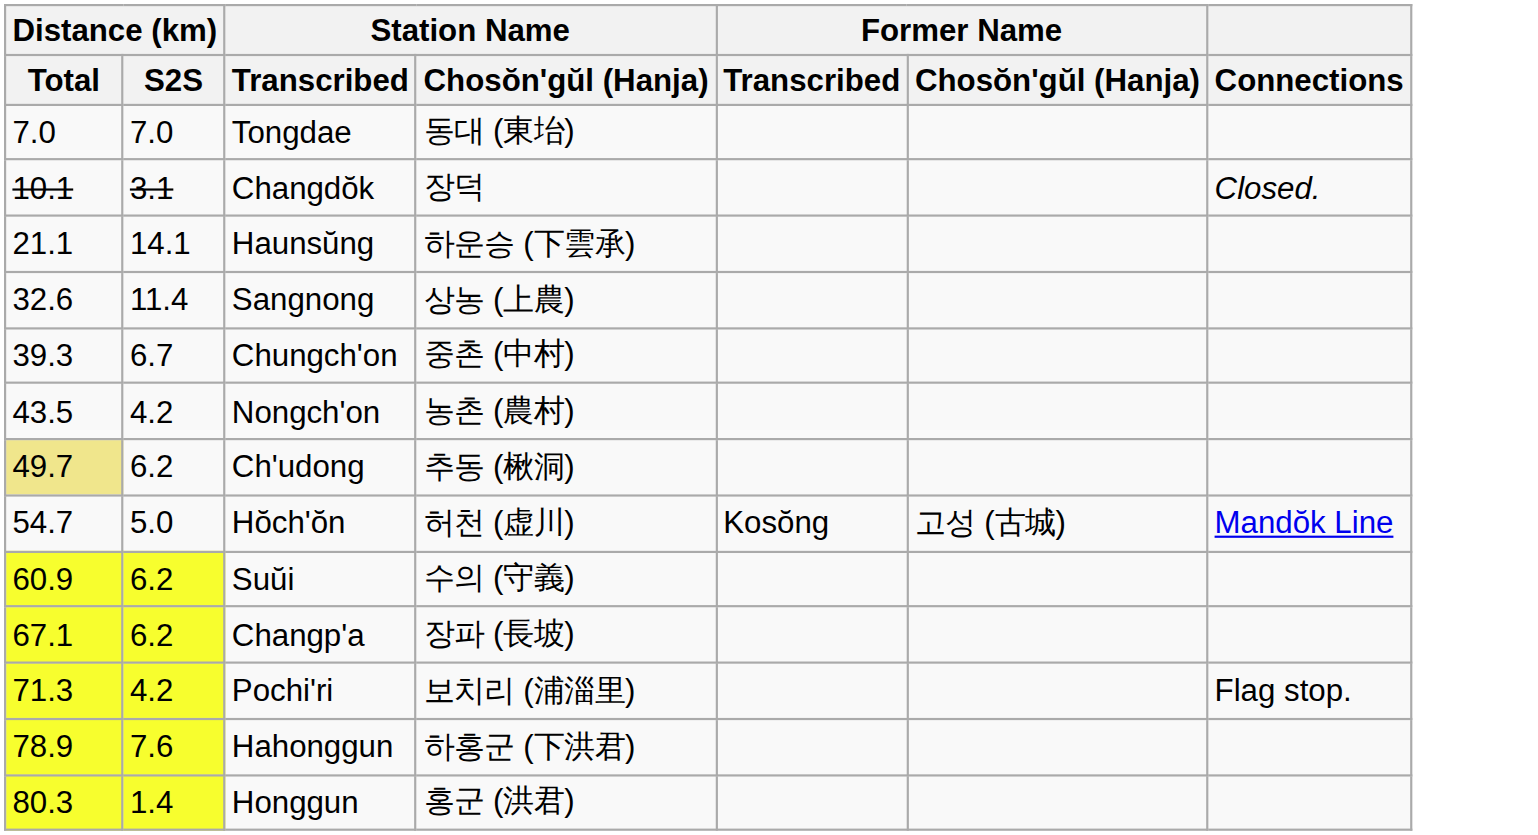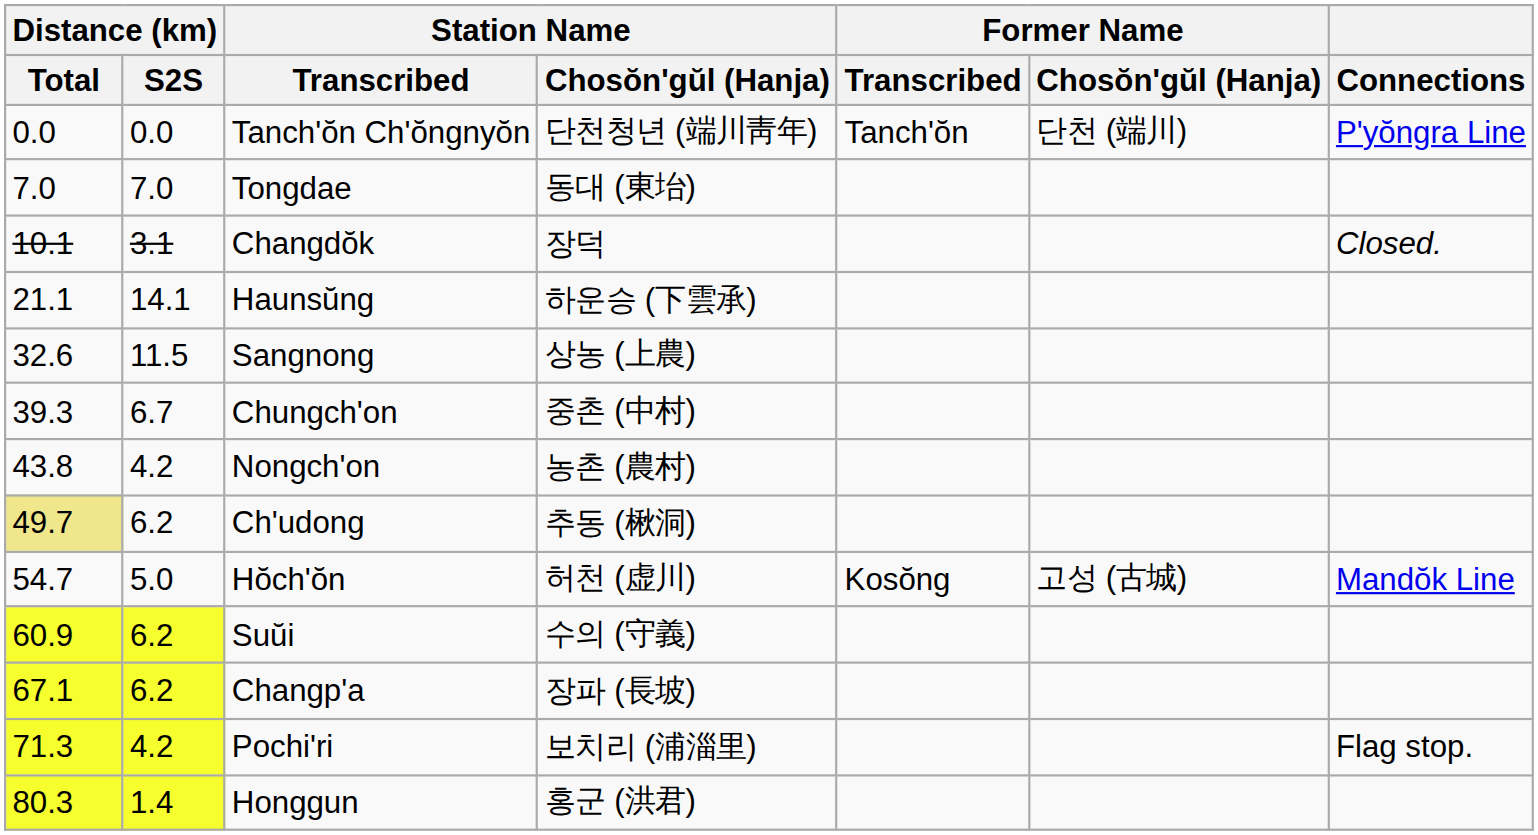+ row: (381, 132)
(159, 300) 11.4 -> (159, 356) 11.5
(43, 412) 43.5 -> (43, 467) 43.8
- row: (313, 747)
